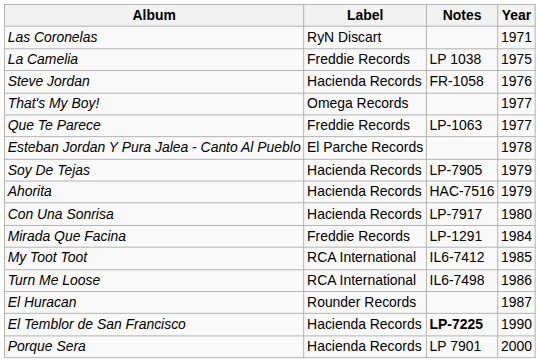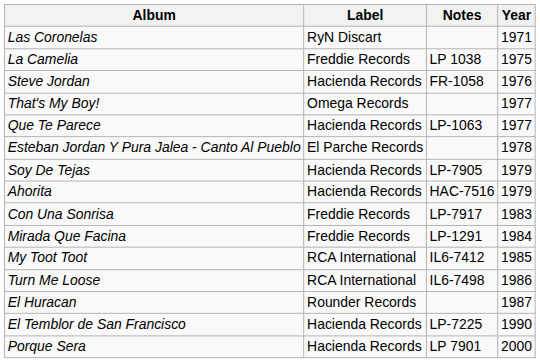(359, 125) Freddie Records -> (364, 125) Hacienda Records
(364, 214) Hacienda Records -> (359, 214) Freddie Records
(516, 214) 1980 -> (516, 214) 1983
(456, 324) bold -> (456, 324) normal
